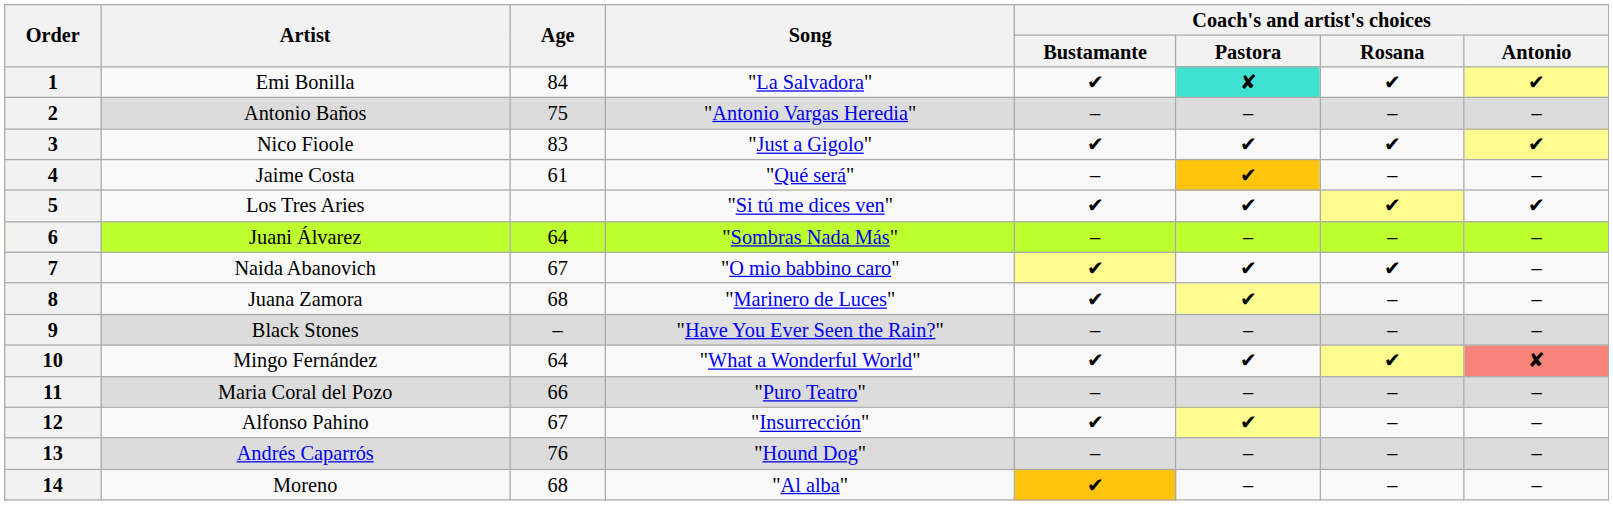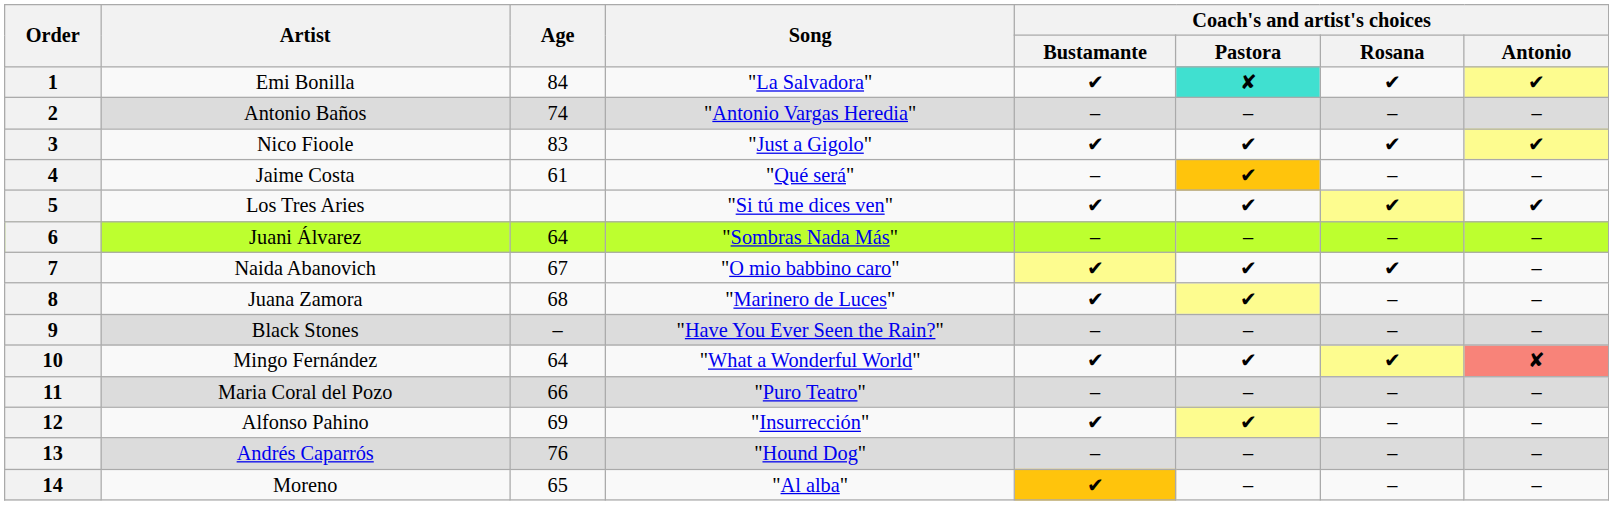(558, 113) 75 -> (558, 113) 74
(558, 423) 67 -> (558, 423) 69
(558, 484) 68 -> (558, 484) 65
